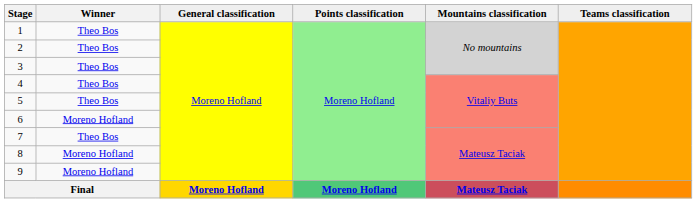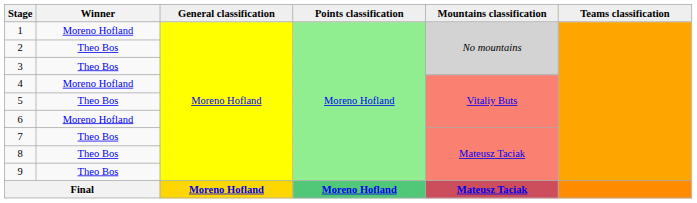(98, 31) Theo Bos -> (98, 31) Moreno Hofland
(98, 84) Theo Bos -> (98, 84) Moreno Hofland
(98, 154) Moreno Hofland -> (98, 154) Theo Bos
(98, 172) Moreno Hofland -> (98, 172) Theo Bos
